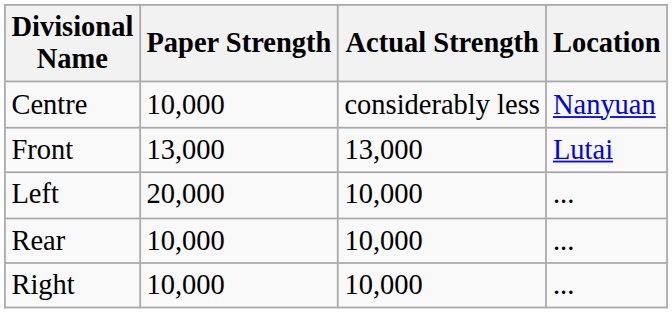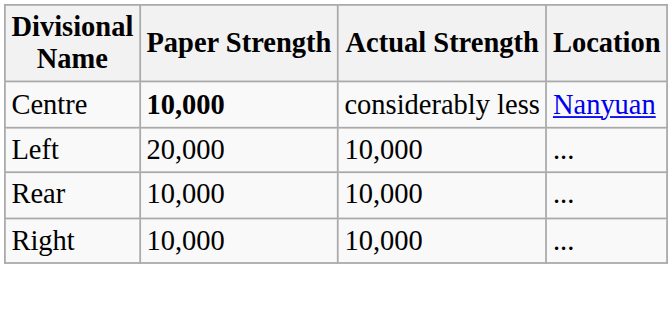(186, 104) normal -> (186, 104) bold
- row: (42, 149)
